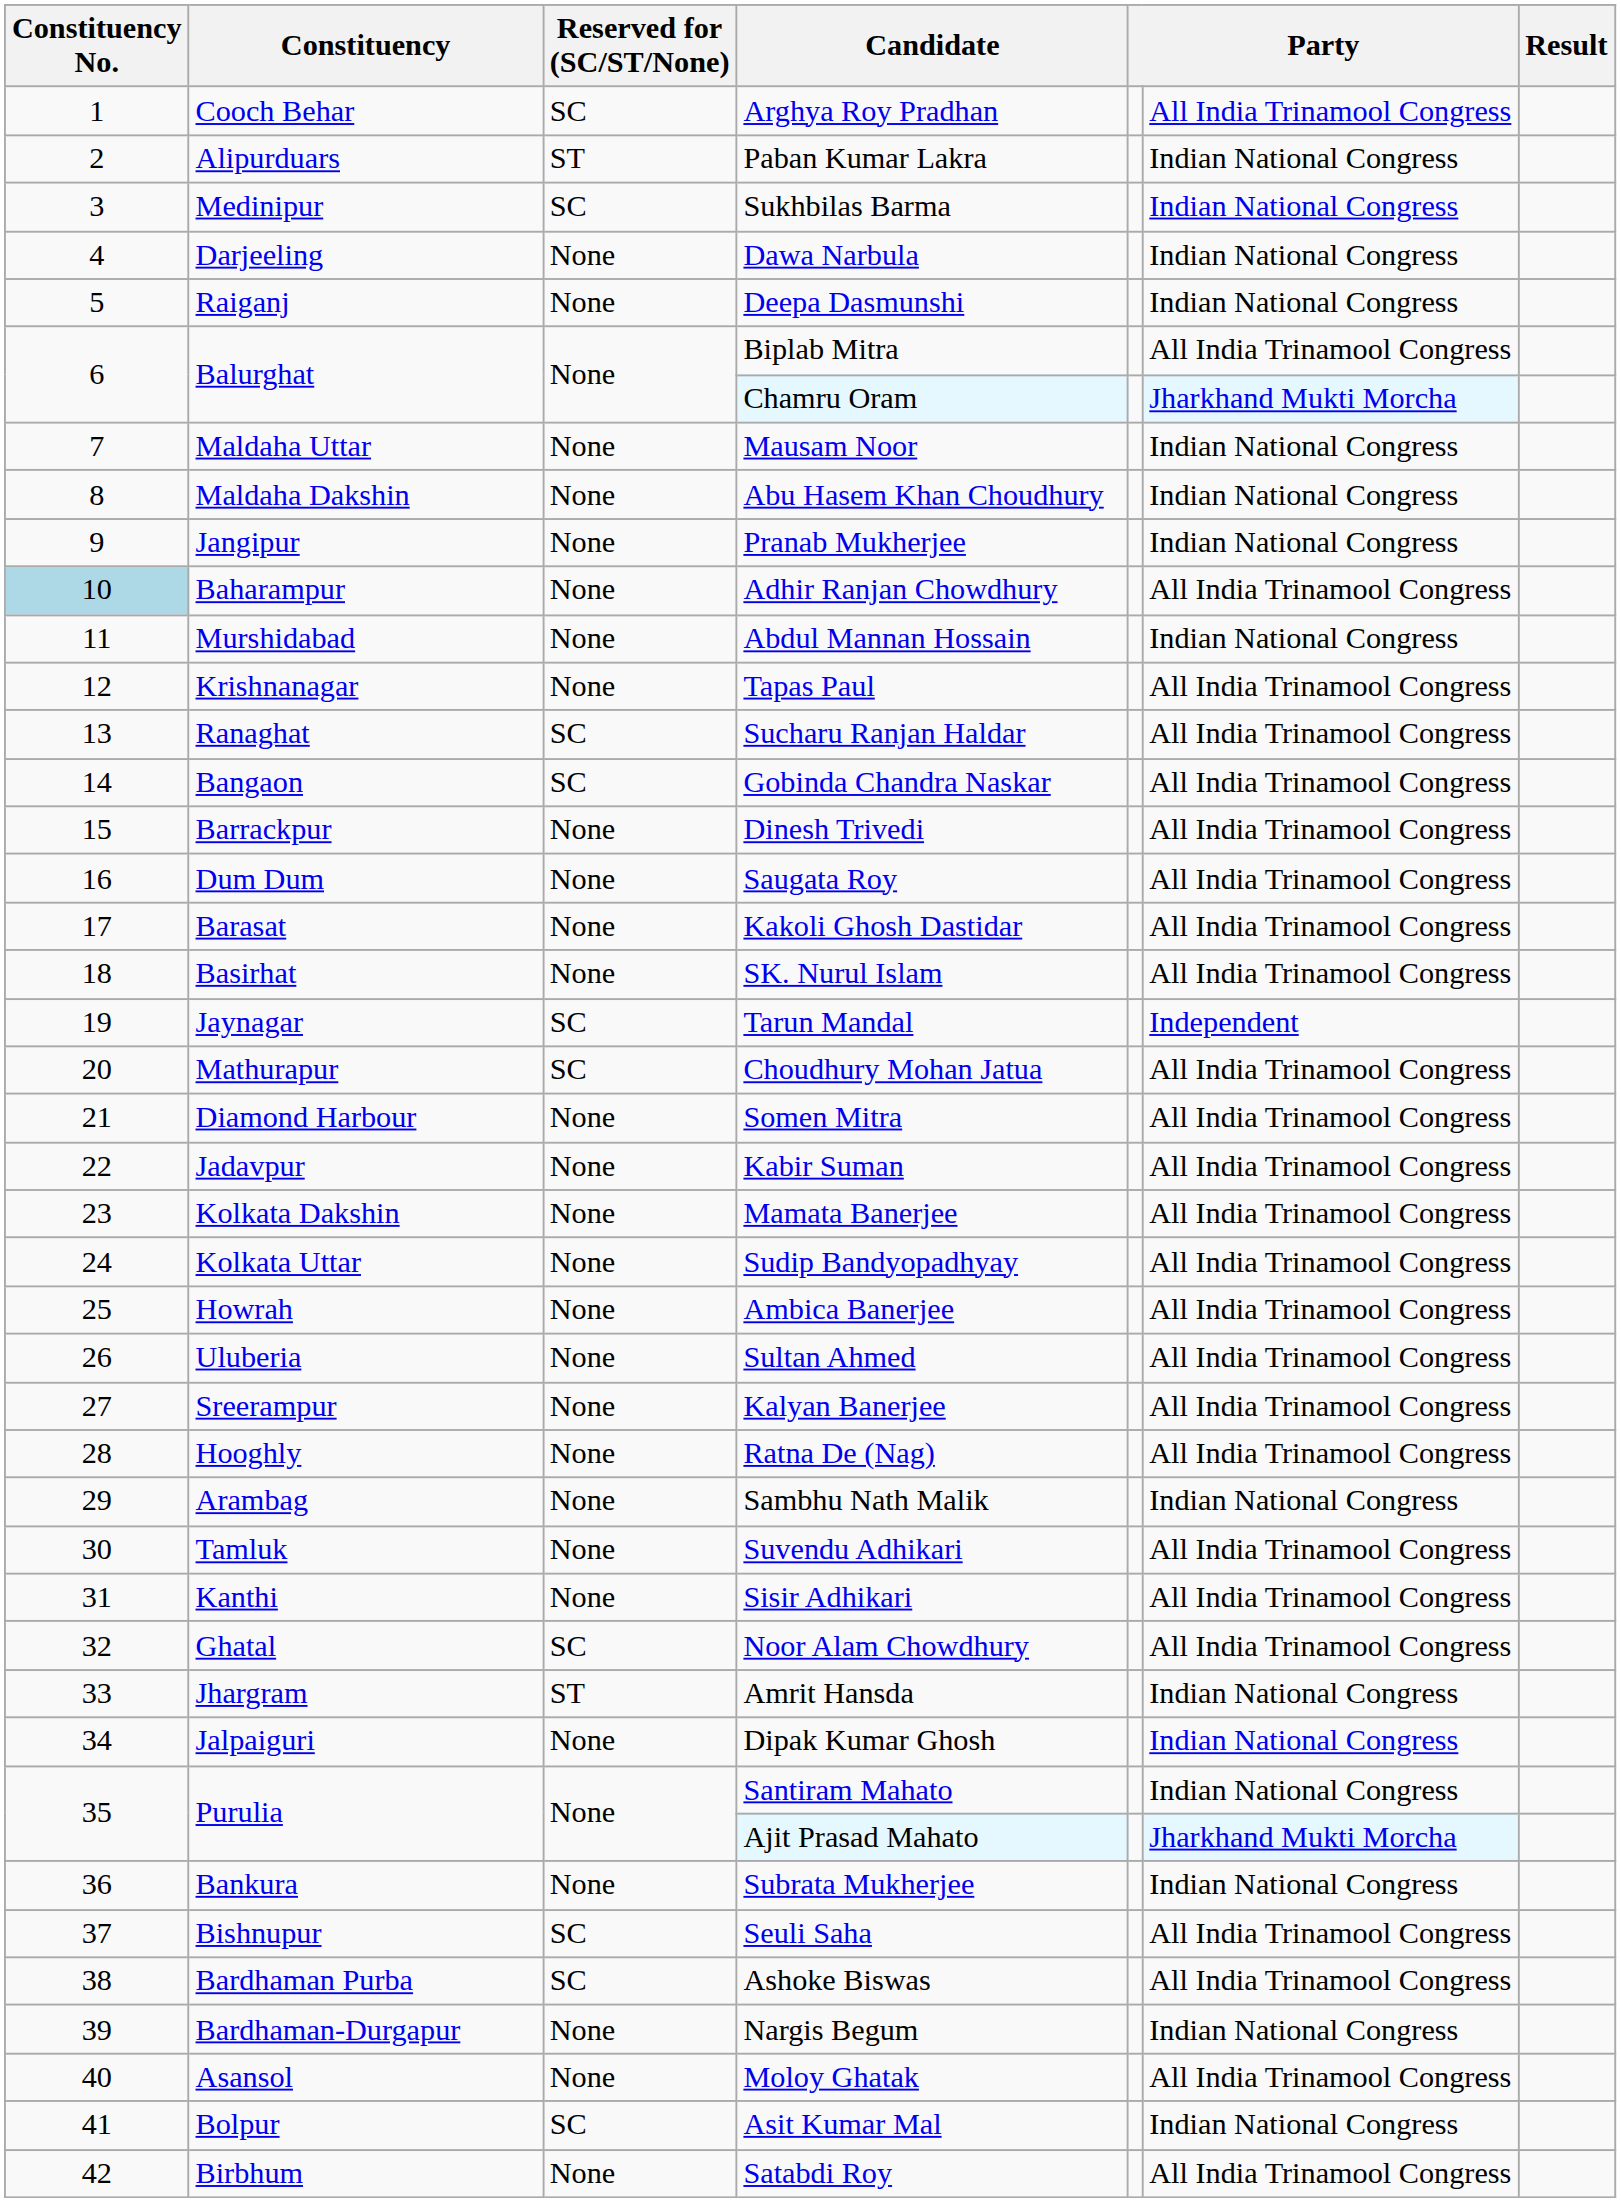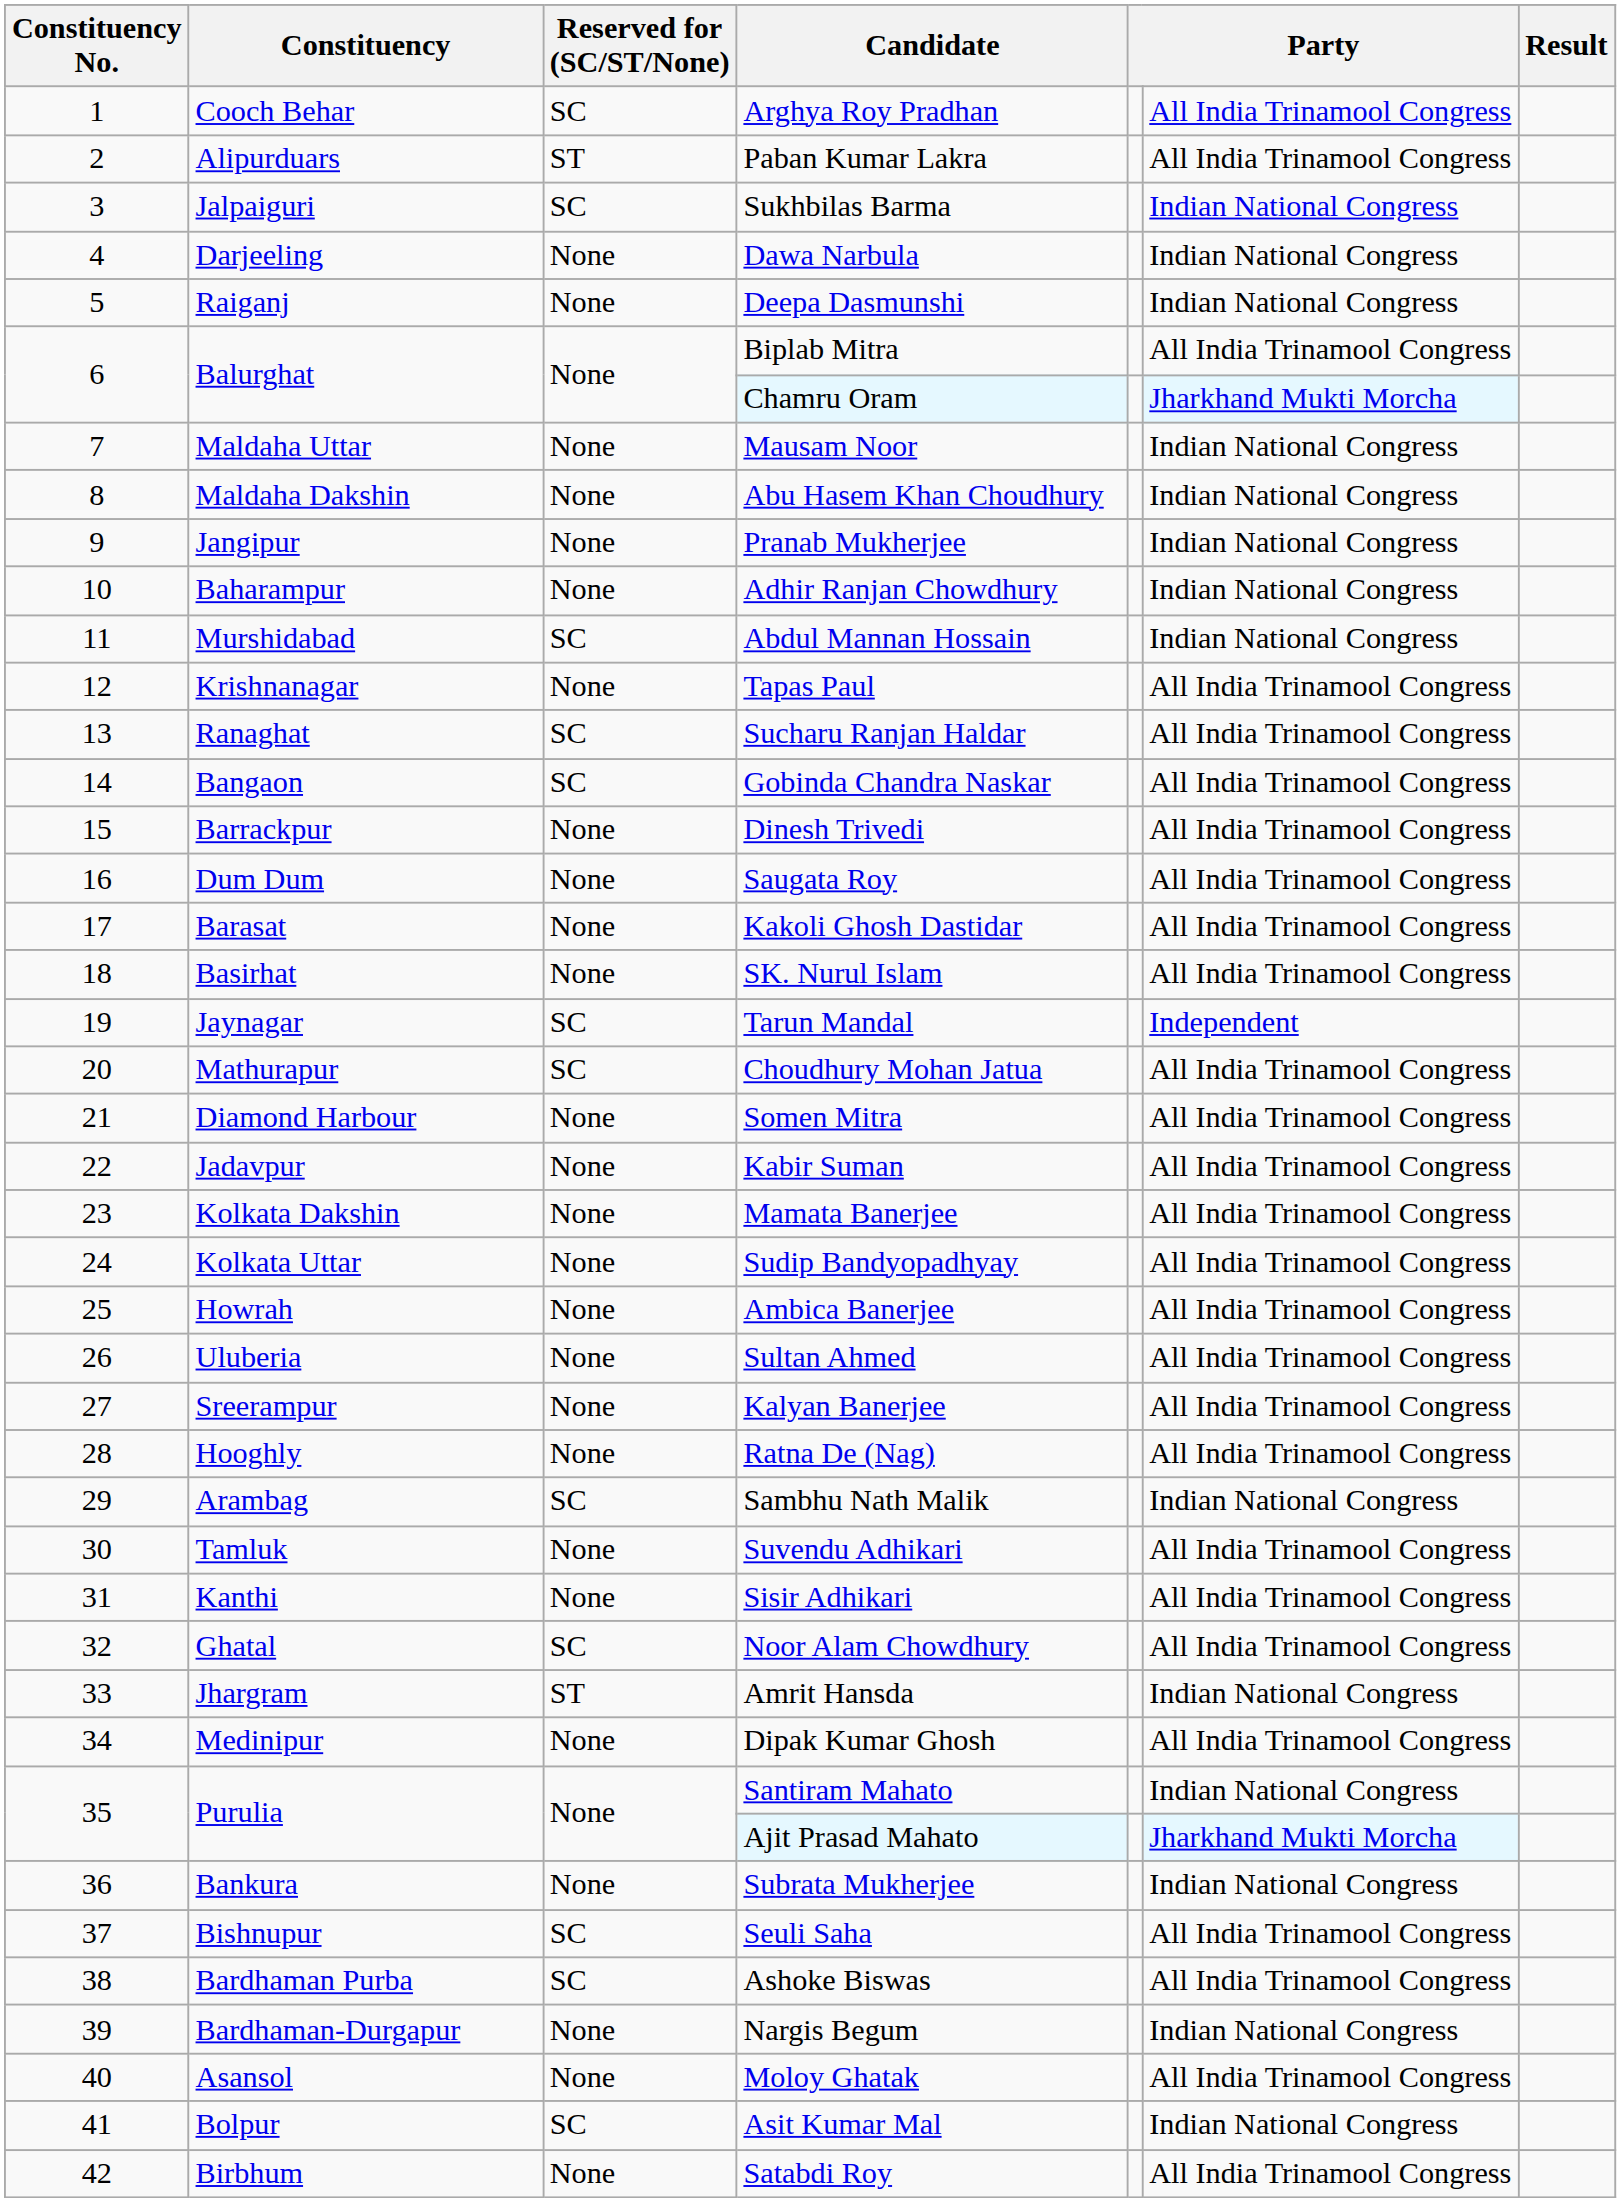(1304, 158) Indian National Congress -> (1330, 158) All India Trinamool Congress
(259, 206) Medinipur -> (255, 206) Jalpaiguri
(97, 590) lightblue background -> (97, 590) no background
(1330, 590) All India Trinamool Congress -> (1304, 590) Indian National Congress
(582, 638) None -> (568, 638) SC
(582, 1501) None -> (568, 1501) SC
(255, 1741) Jalpaiguri -> (259, 1741) Medinipur
(1304, 1741) Indian National Congress -> (1330, 1741) All India Trinamool Congress
